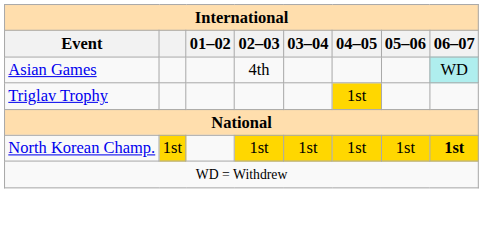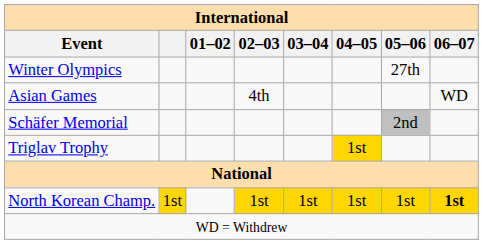+ row: (65, 69)
(454, 69) paleturquoise background -> (454, 95) no background
+ row: (68, 122)
